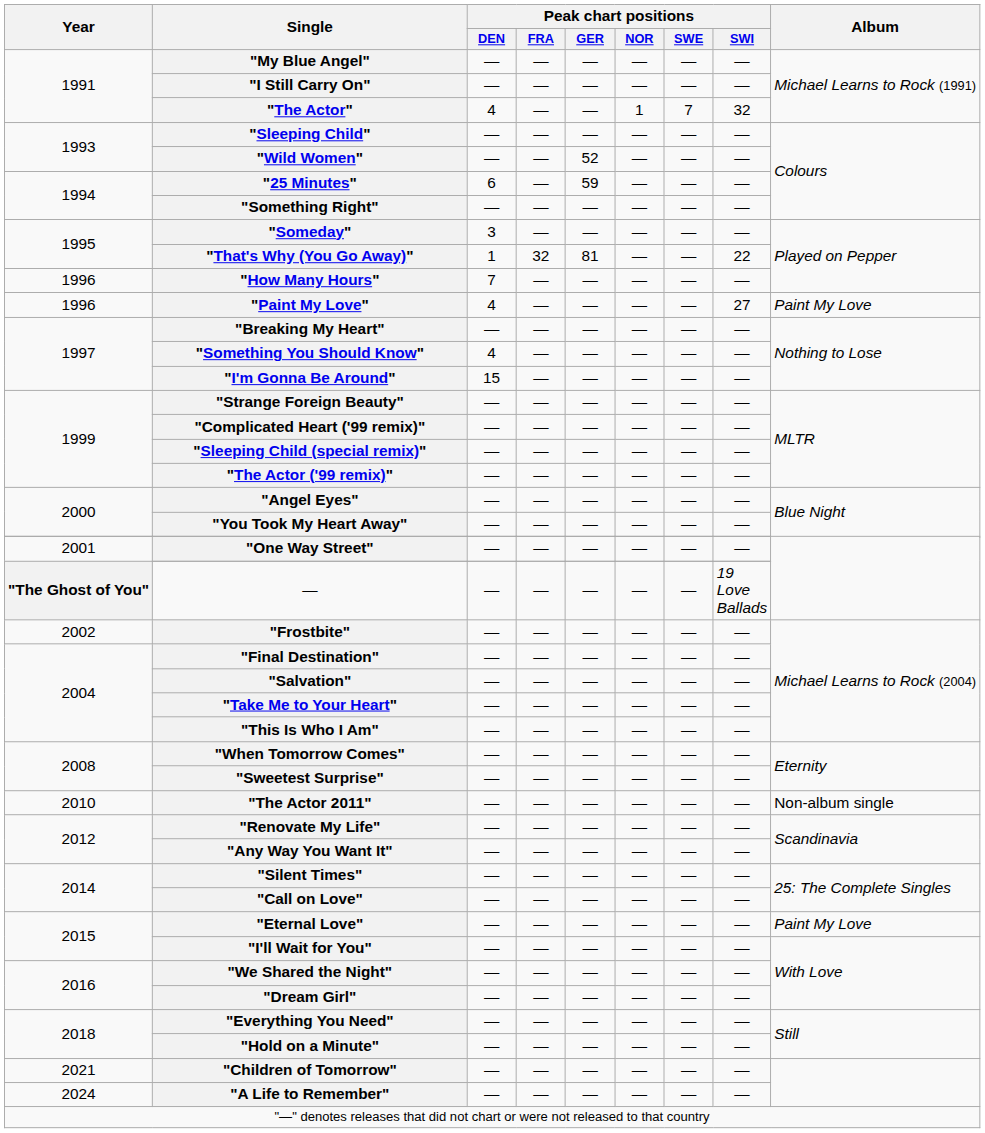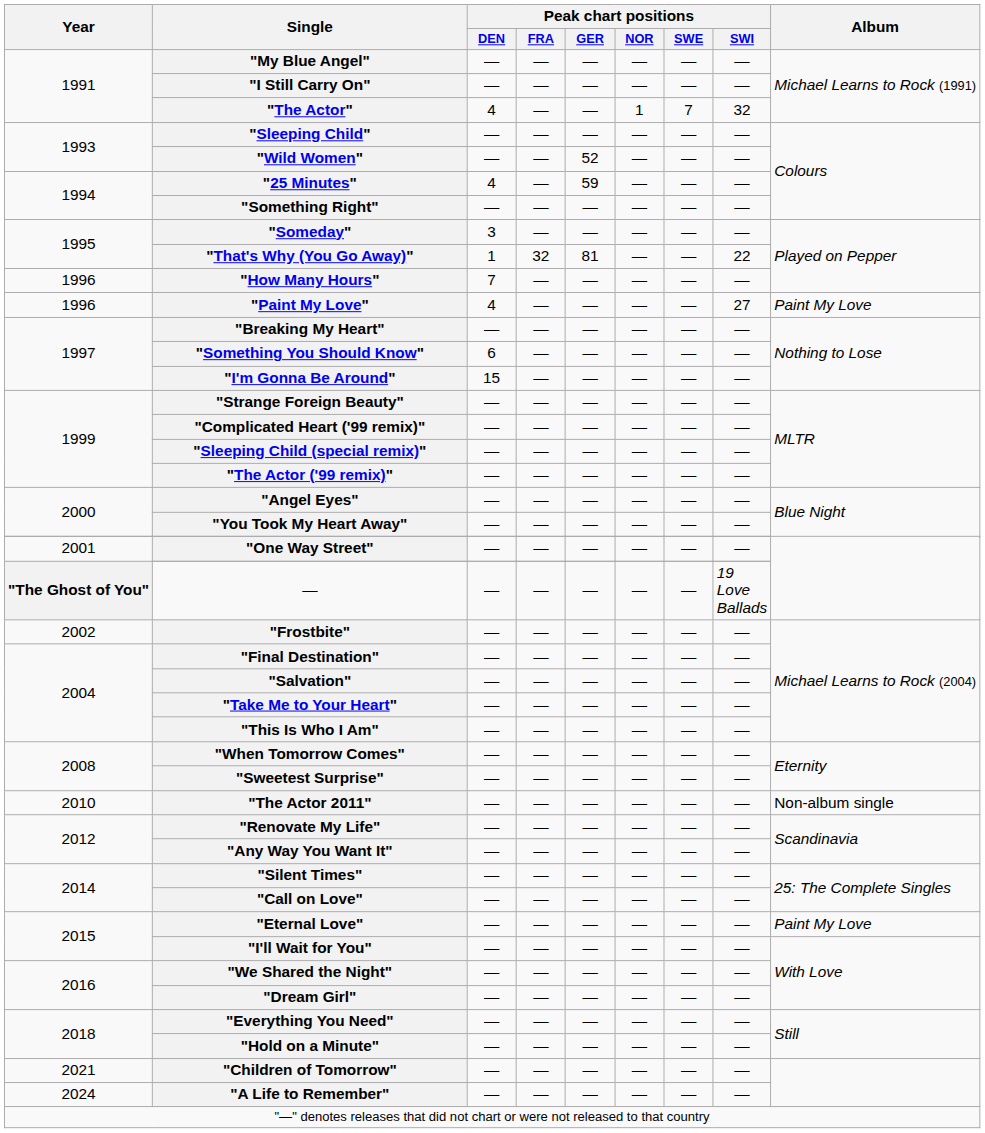(492, 183) 6 -> (492, 183) 4
(492, 353) 4 -> (492, 353) 6
